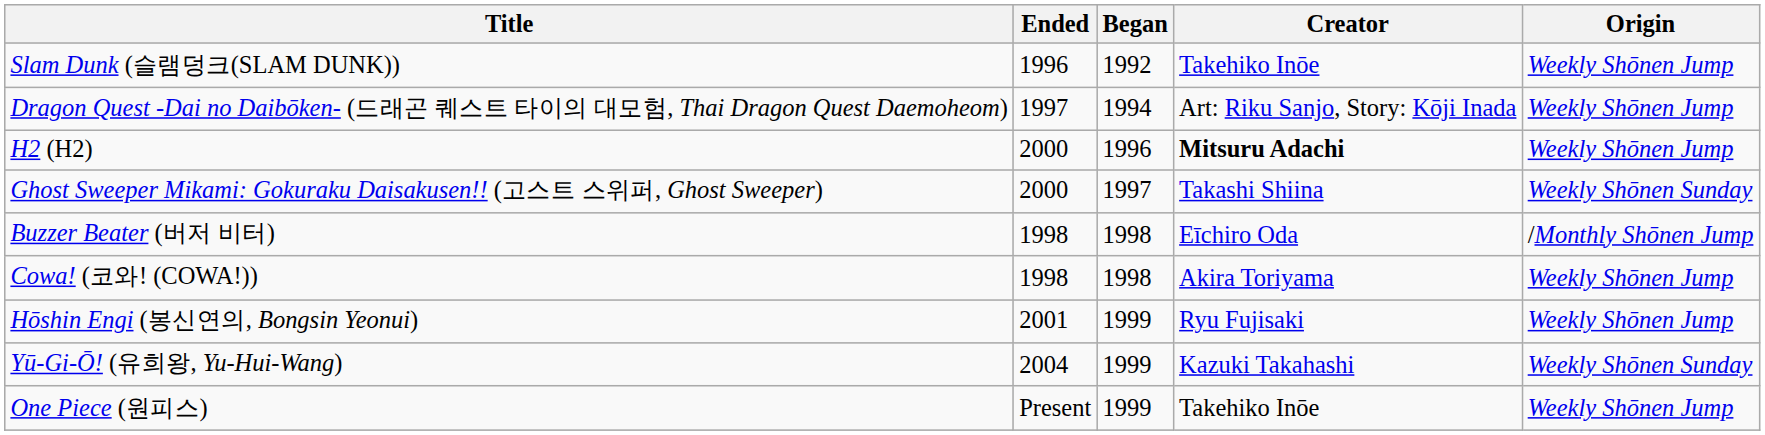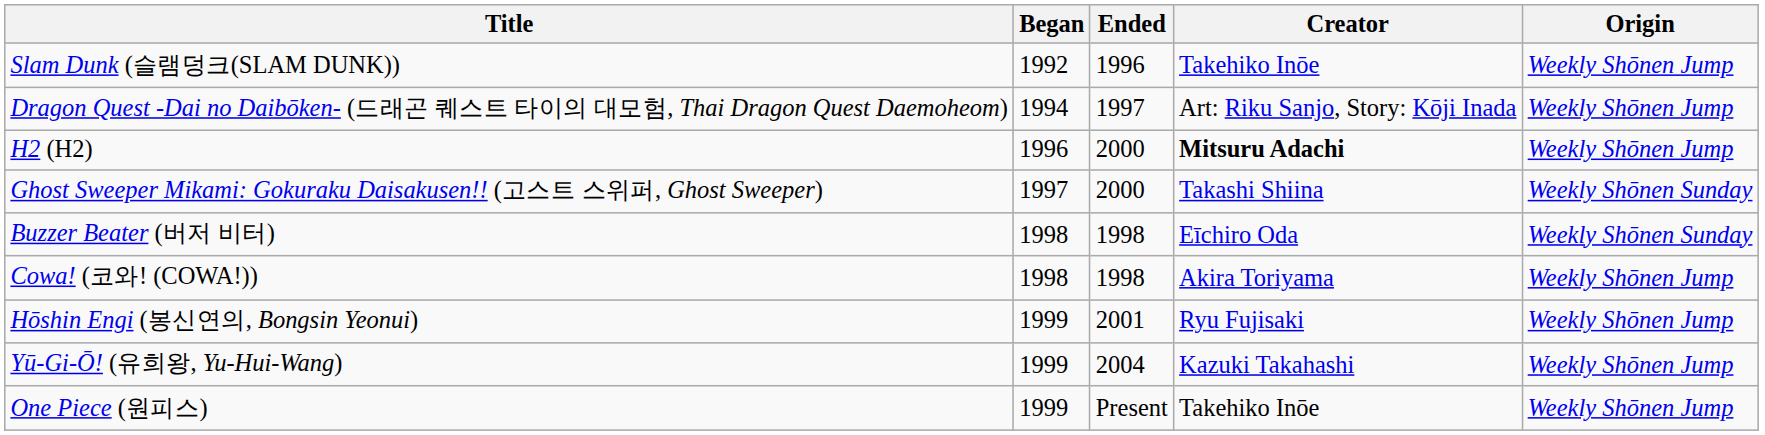columns swapped: (1135, 23) <-> (1055, 23)
(1641, 234) /Monthly Shōnen Jump -> (1640, 234) Weekly Shōnen Sunday
(1640, 364) Weekly Shōnen Sunday -> (1631, 364) Weekly Shōnen Jump
